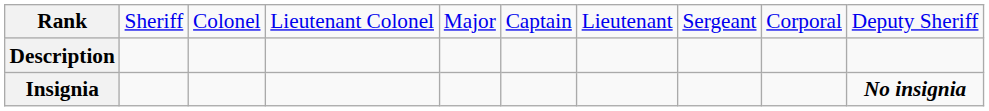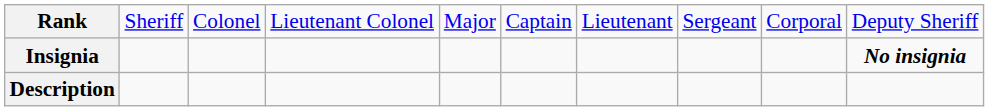rows swapped: (62, 88) <-> (62, 55)
